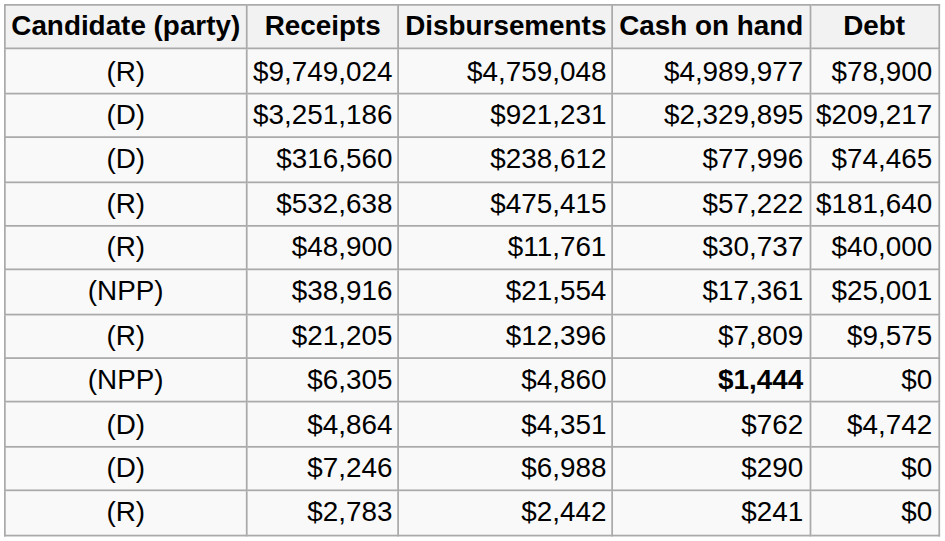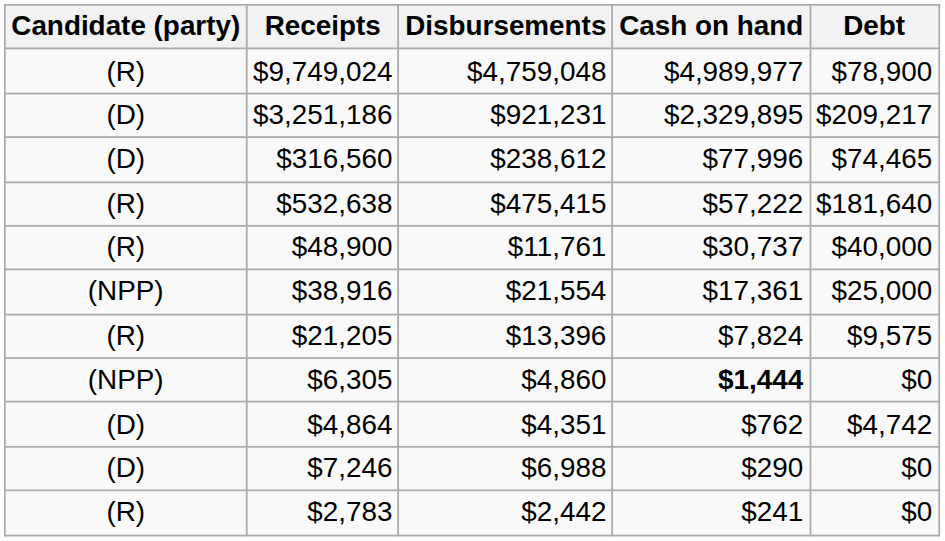(882, 291) $25,001 -> (882, 291) $25,000
(556, 335) $12,396 -> (556, 335) $13,396
(761, 335) $7,809 -> (761, 335) $7,824
